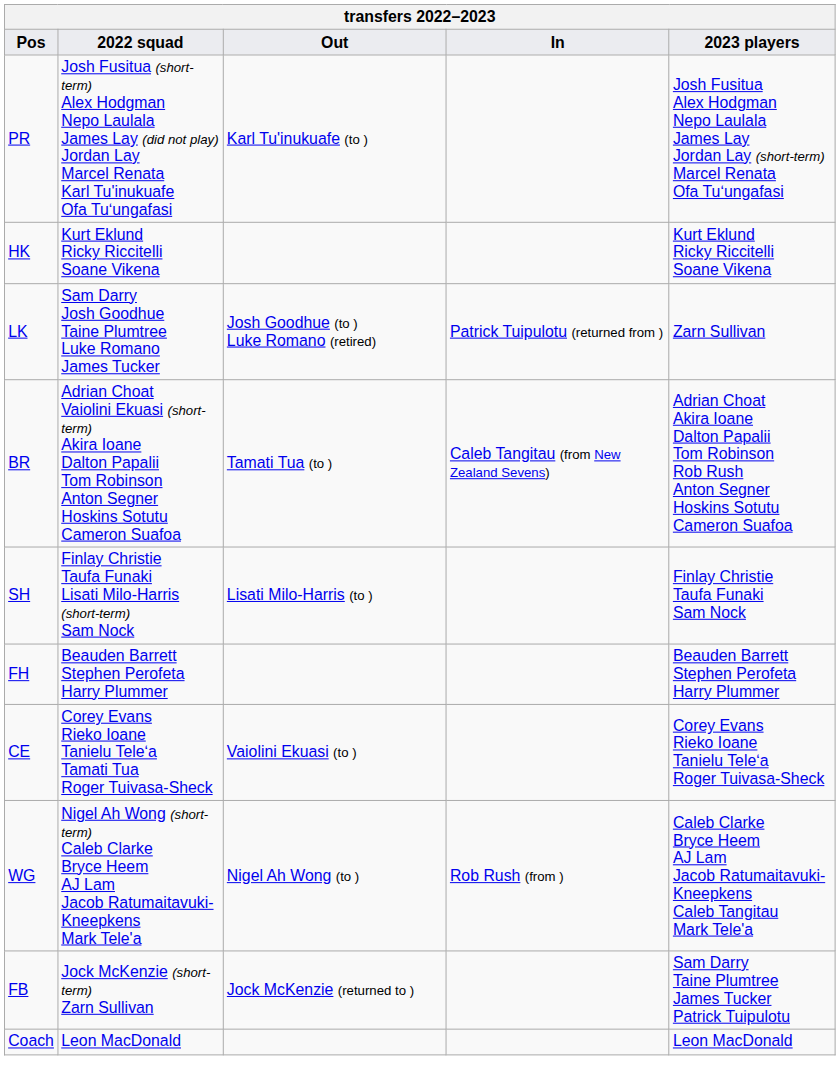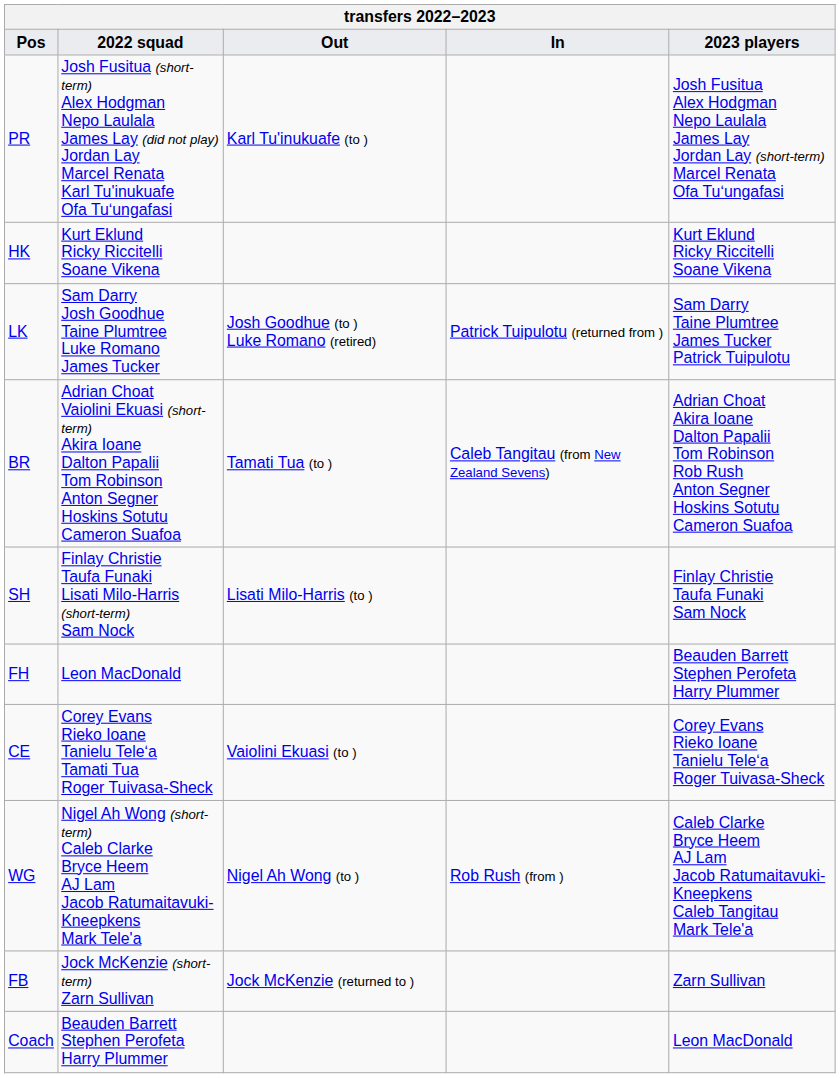(719, 331) Zarn Sullivan -> (731, 331) Sam Darry Taine Plumtree James Tucker Patrick Tuipulotu
(123, 674) Beauden Barrett Stephen Perofeta Harry Plummer -> (121, 674) Leon MacDonald
(731, 989) Sam Darry Taine Plumtree James Tucker Patrick Tuipulotu -> (719, 981) Zarn Sullivan
(121, 1041) Leon MacDonald -> (123, 1041) Beauden Barrett Stephen Perofeta Harry Plummer
